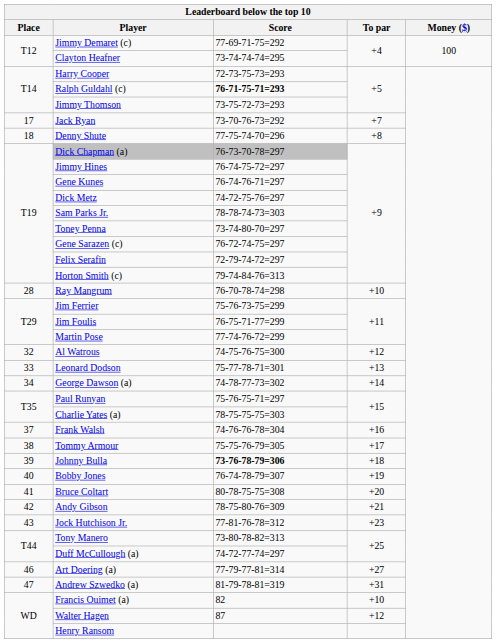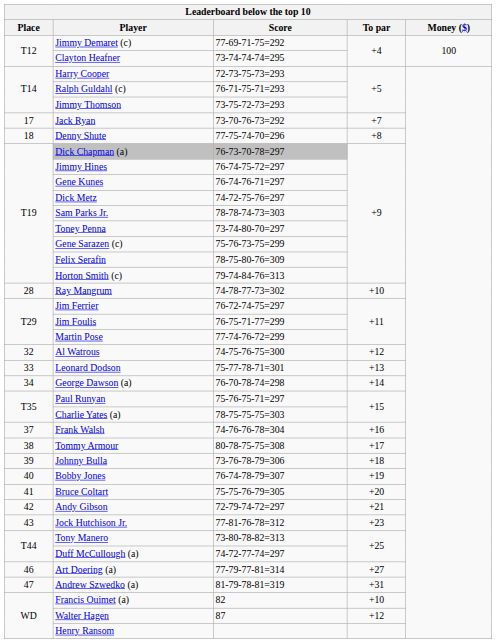(250, 89) bold -> (250, 89) normal
(250, 244) 76-72-74-75=297 -> (250, 244) 75-76-73-75=299
(250, 259) 72-79-74-72=297 -> (250, 259) 78-75-80-76=309
(250, 290) 76-70-78-74=298 -> (250, 290) 74-78-77-73=302
(250, 306) 75-76-73-75=299 -> (250, 306) 76-72-74-75=297
(250, 383) 74-78-77-73=302 -> (250, 383) 76-70-78-74=298
(250, 445) 75-75-76-79=305 -> (250, 445) 80-78-75-75=308
(250, 461) bold -> (250, 461) normal
(250, 492) 80-78-75-75=308 -> (250, 492) 75-75-76-79=305
(250, 507) 78-75-80-76=309 -> (250, 507) 72-79-74-72=297
